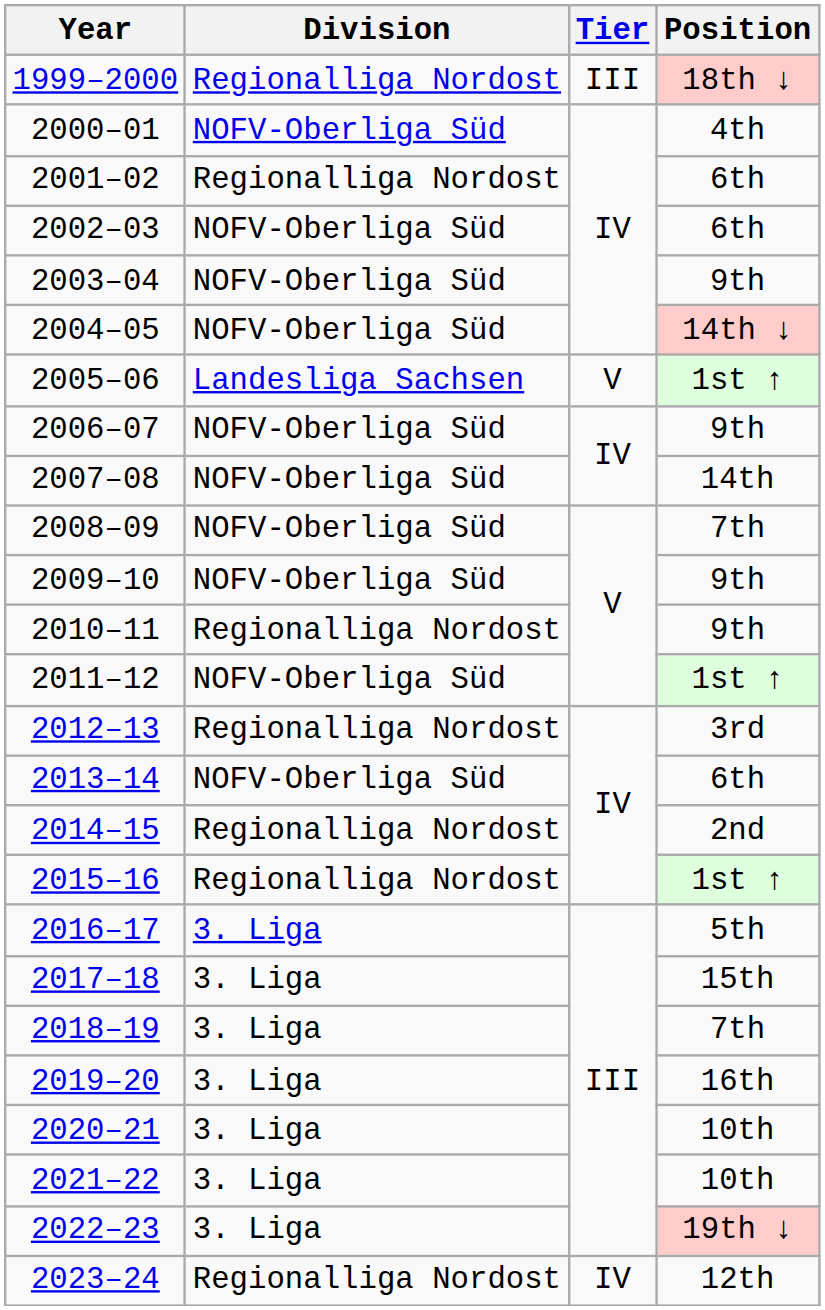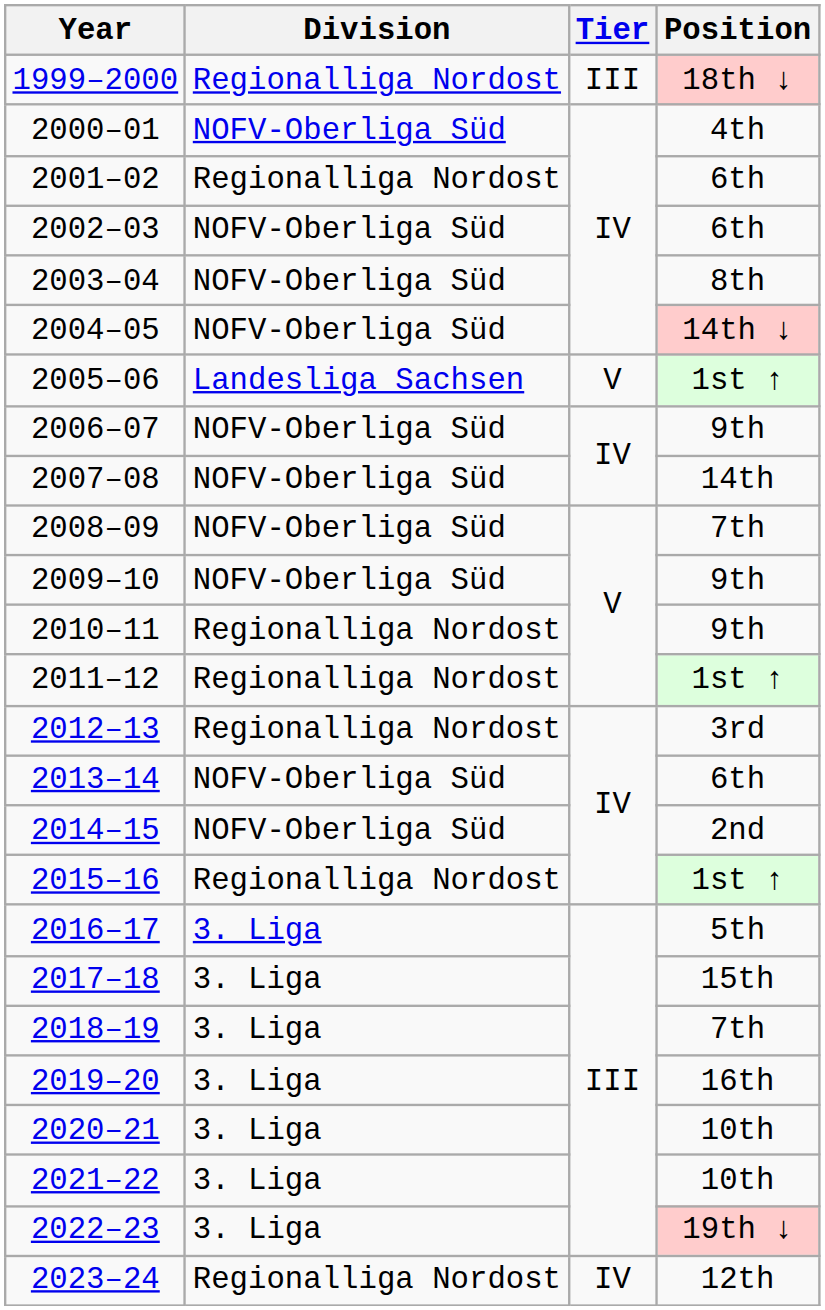(738, 280) 9th -> (738, 280) 8th
(349, 680) NOFV-Oberliga Süd -> (377, 680) Regionalliga Nordost
(377, 830) Regionalliga Nordost -> (349, 830) NOFV-Oberliga Süd
